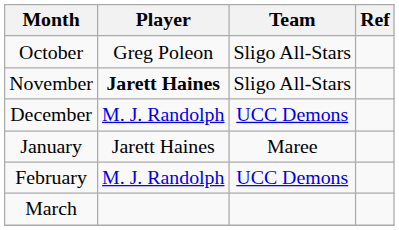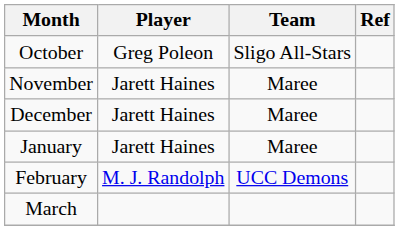(163, 83) bold -> (163, 83) normal
(292, 83) Sligo All-Stars -> (292, 83) Maree
(163, 114) M. J. Randolph -> (163, 114) Jarett Haines
(292, 114) UCC Demons -> (292, 114) Maree
